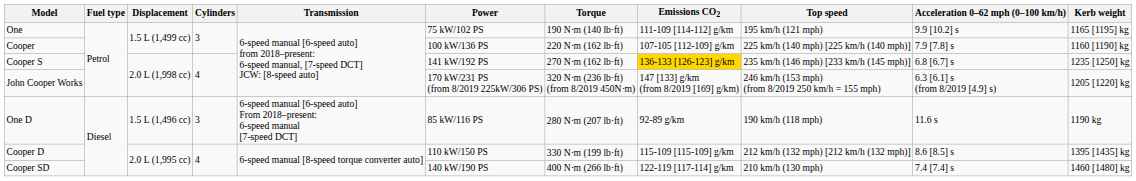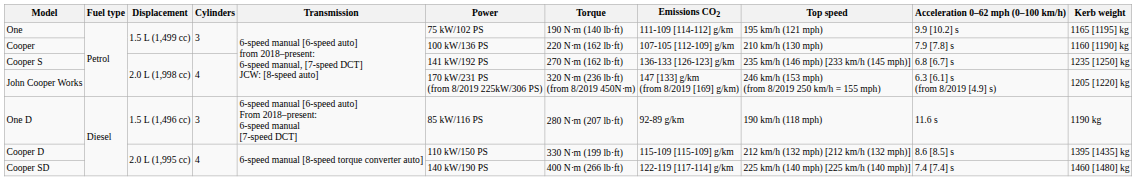(827, 45) 225 km/h (140 mph) [225 km/h (140 mph)] -> (783, 45) 210 km/h (130 mph)
(687, 61) gold background -> (687, 61) no background
(783, 168) 210 km/h (130 mph) -> (827, 168) 225 km/h (140 mph) [225 km/h (140 mph)]
